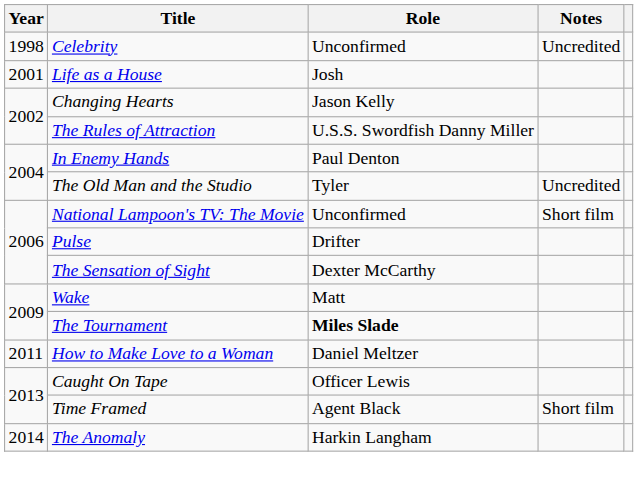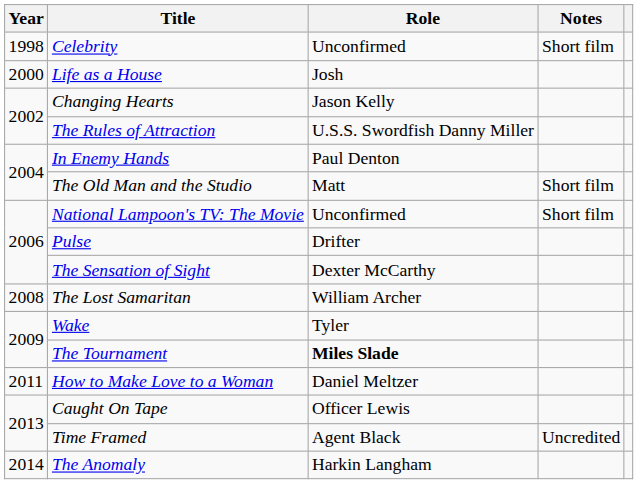(581, 46) Uncredited -> (578, 46) Short film
(26, 74) 2001 -> (26, 74) 2000
(330, 185) Tyler -> (329, 185) Matt
(581, 185) Uncredited -> (578, 185) Short film
+ row: (121, 297)
(329, 297) Matt -> (330, 325) Tyler
(578, 409) Short film -> (581, 437) Uncredited
